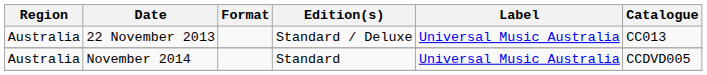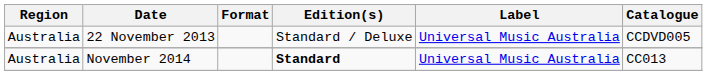(646, 37) CC013 -> (658, 37) CCDVD005
(308, 59) normal -> (308, 59) bold
(658, 59) CCDVD005 -> (646, 59) CC013
